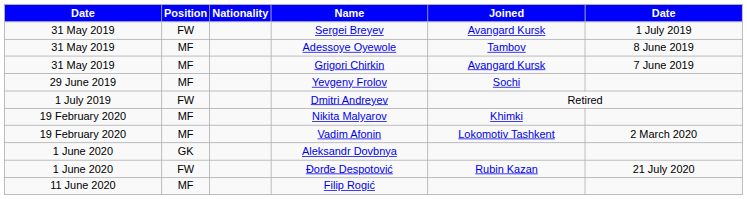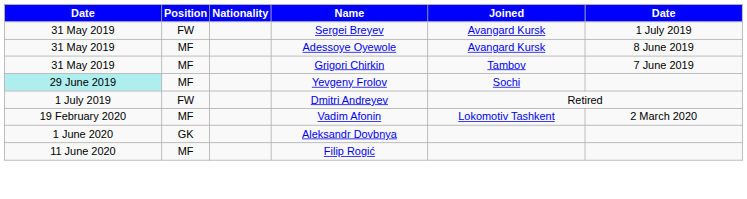(507, 48) Tambov -> (507, 48) Avangard Kursk
(507, 65) Avangard Kursk -> (507, 65) Tambov
(83, 83) no background -> (83, 83) paleturquoise background
- row: (349, 117)
- row: (349, 169)
